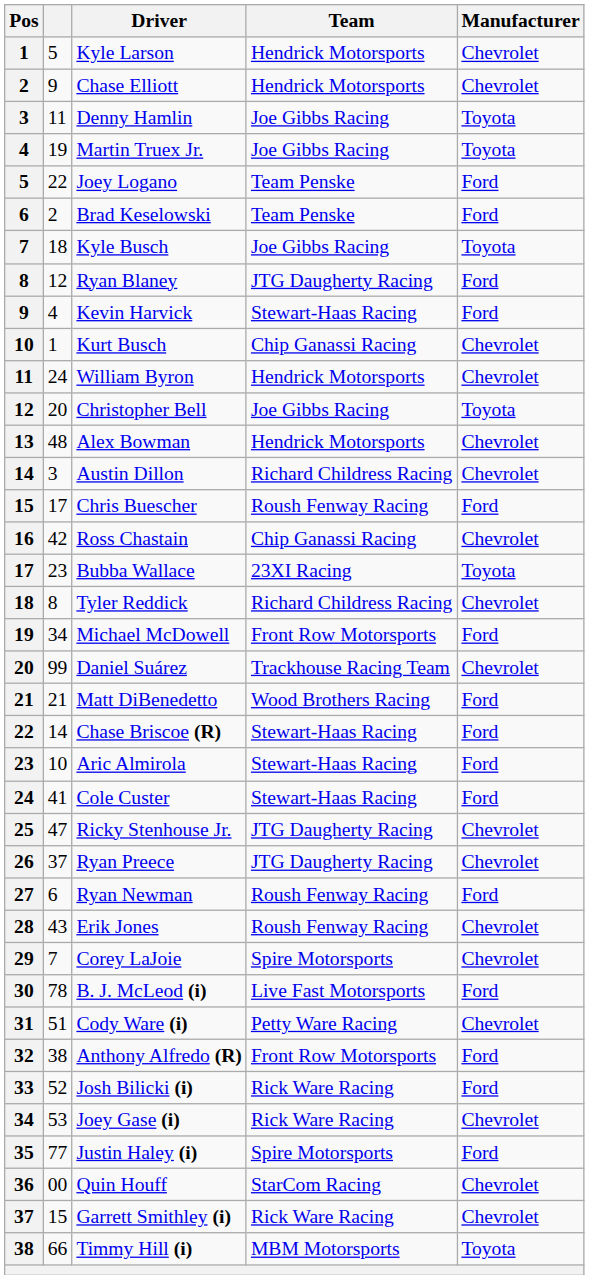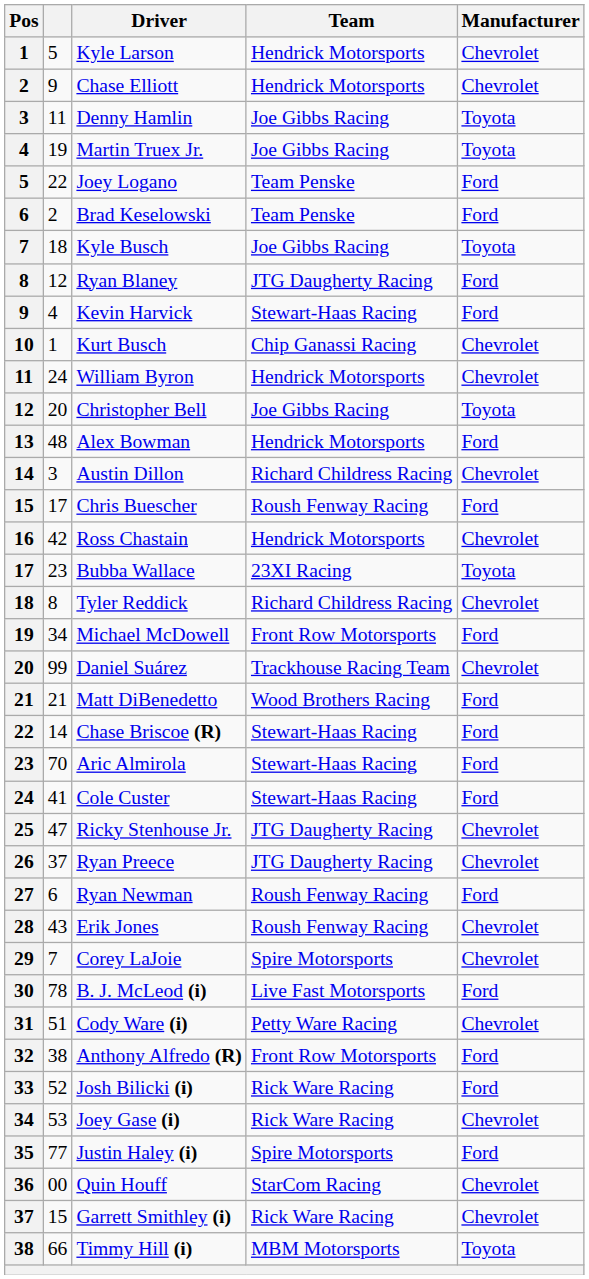(500, 441) Chevrolet -> (480, 441) Ford
(334, 538) Chip Ganassi Racing -> (338, 538) Hendrick Motorsports
(57, 764) 10 -> (57, 764) 70
